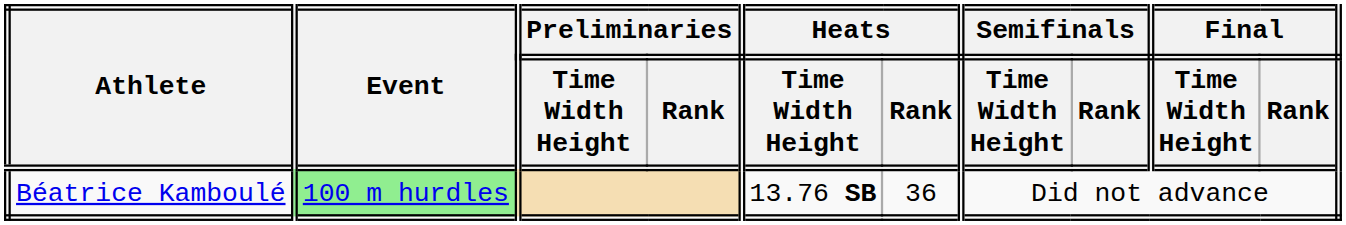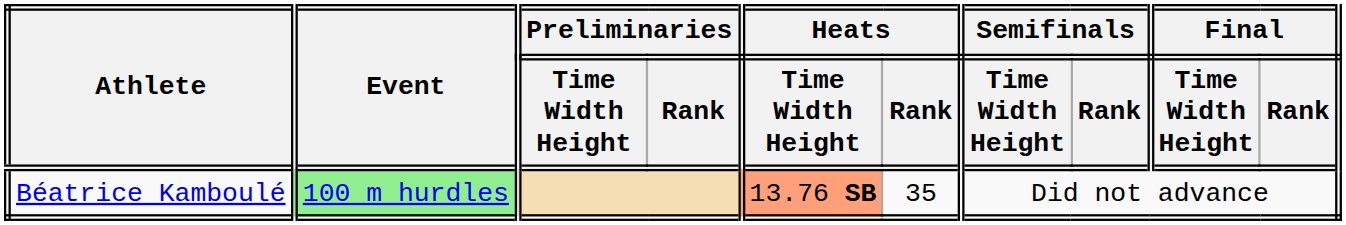(813, 193) no background -> (813, 193) lightsalmon background
(921, 193) 36 -> (921, 193) 35
